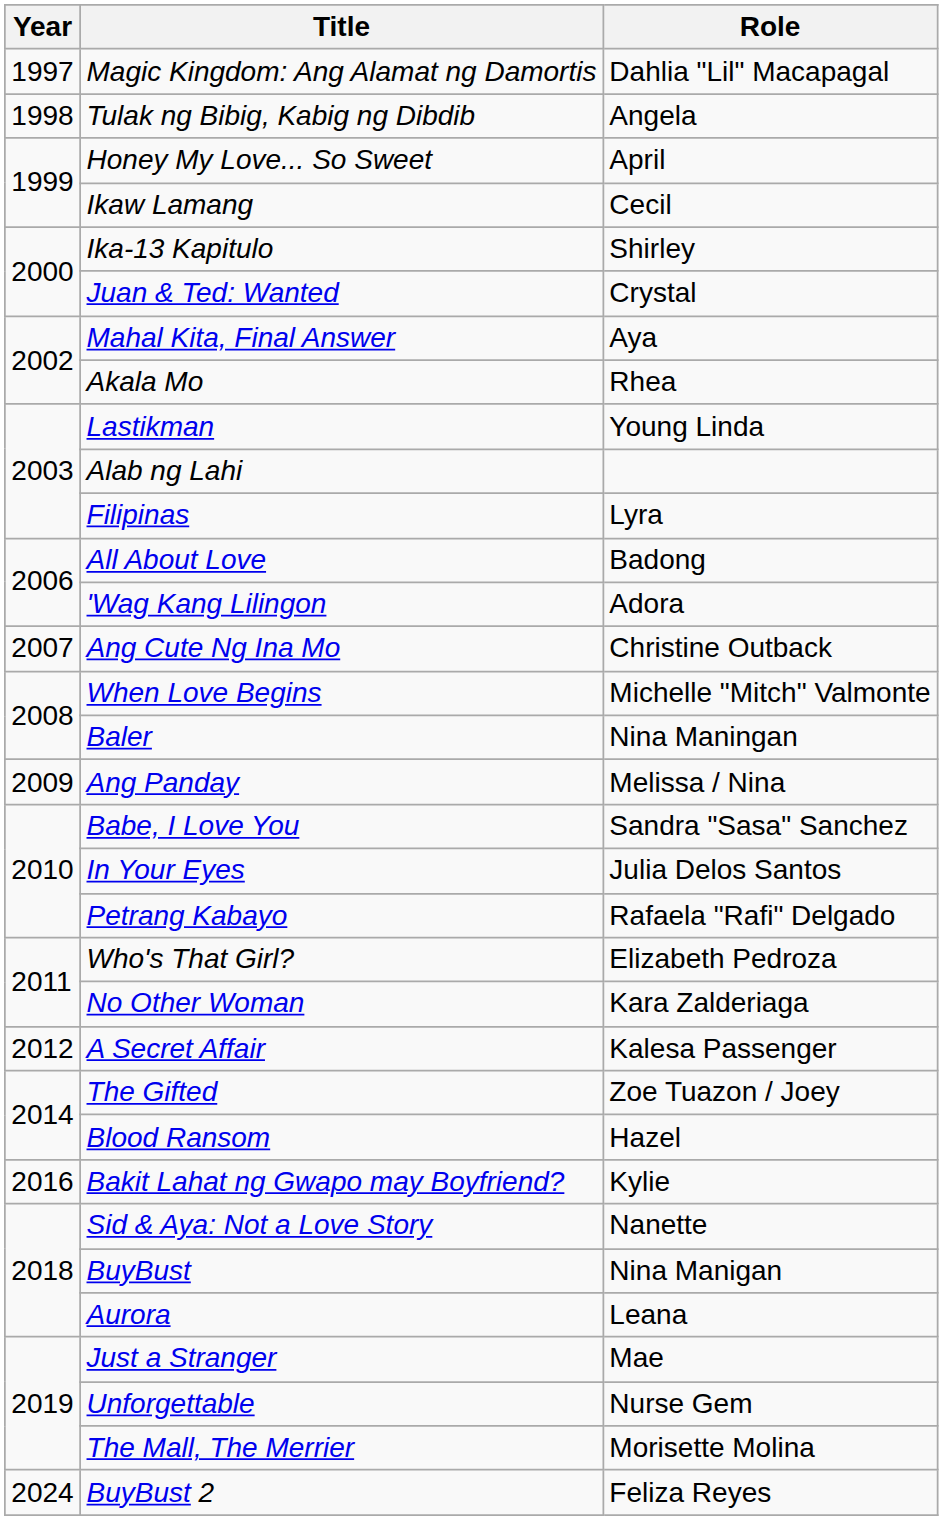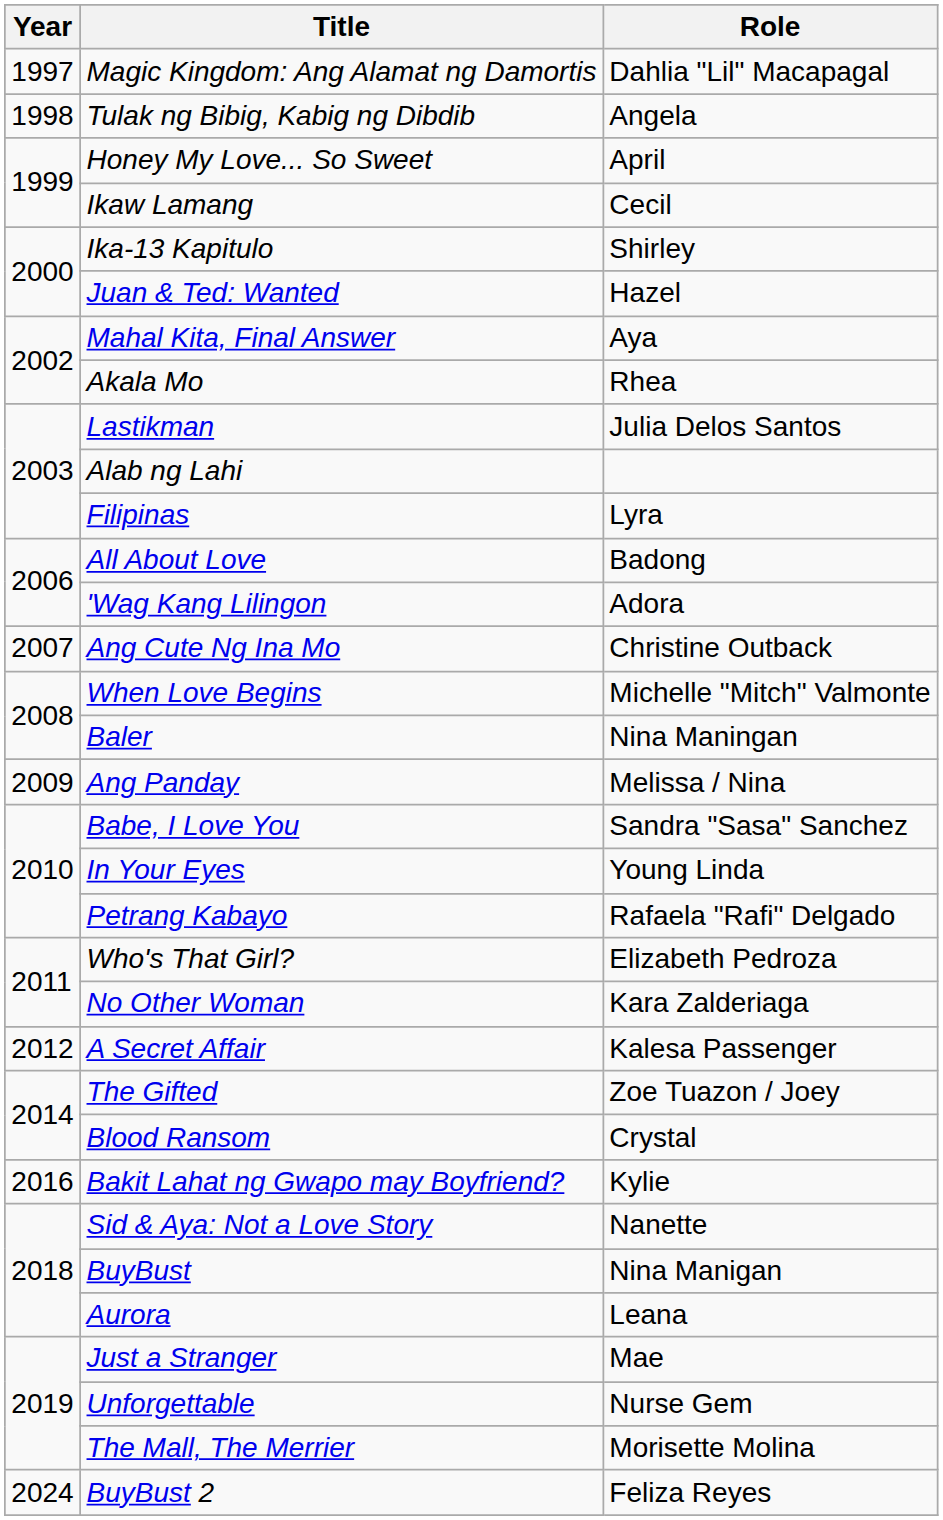(653, 293) Crystal -> (645, 293) Hazel
(687, 426) Young Linda -> (725, 426) Julia Delos Santos
(725, 870) Julia Delos Santos -> (687, 870) Young Linda
(645, 1136) Hazel -> (653, 1136) Crystal
